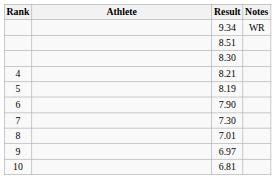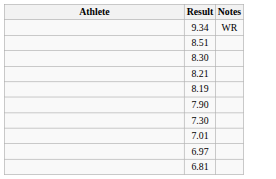- column: (18, 12)
